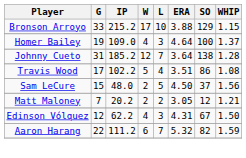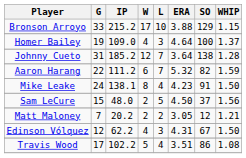rows swapped: (48, 130) <-> (48, 71)
+ row: (48, 86)
